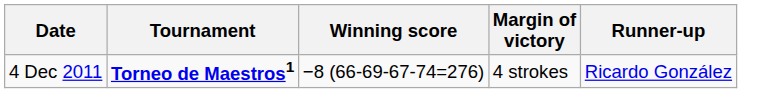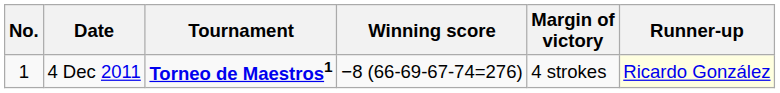+ column: (24, 30)
(658, 71) no background -> (697, 71) lightyellow background
